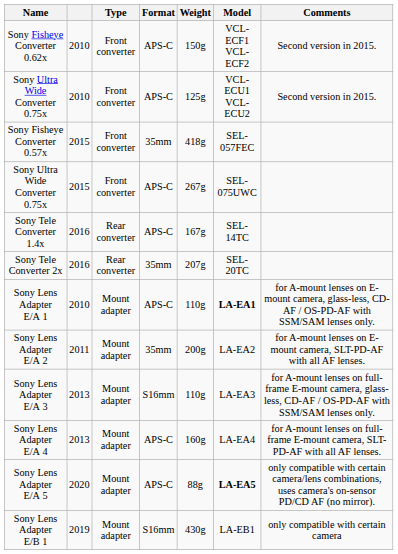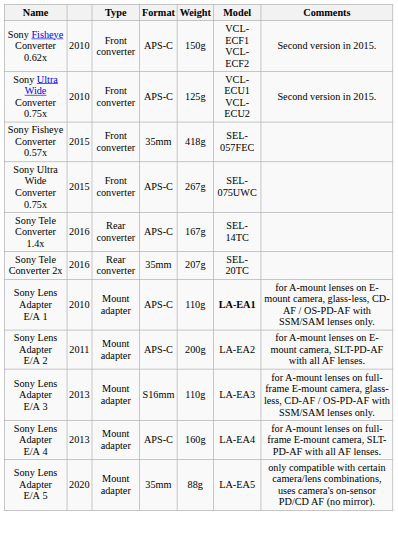(158, 349) 35mm -> (158, 349) APS-C
(158, 485) APS-C -> (158, 485) 35mm
(237, 485) bold -> (237, 485) normal
- row: (36, 530)
